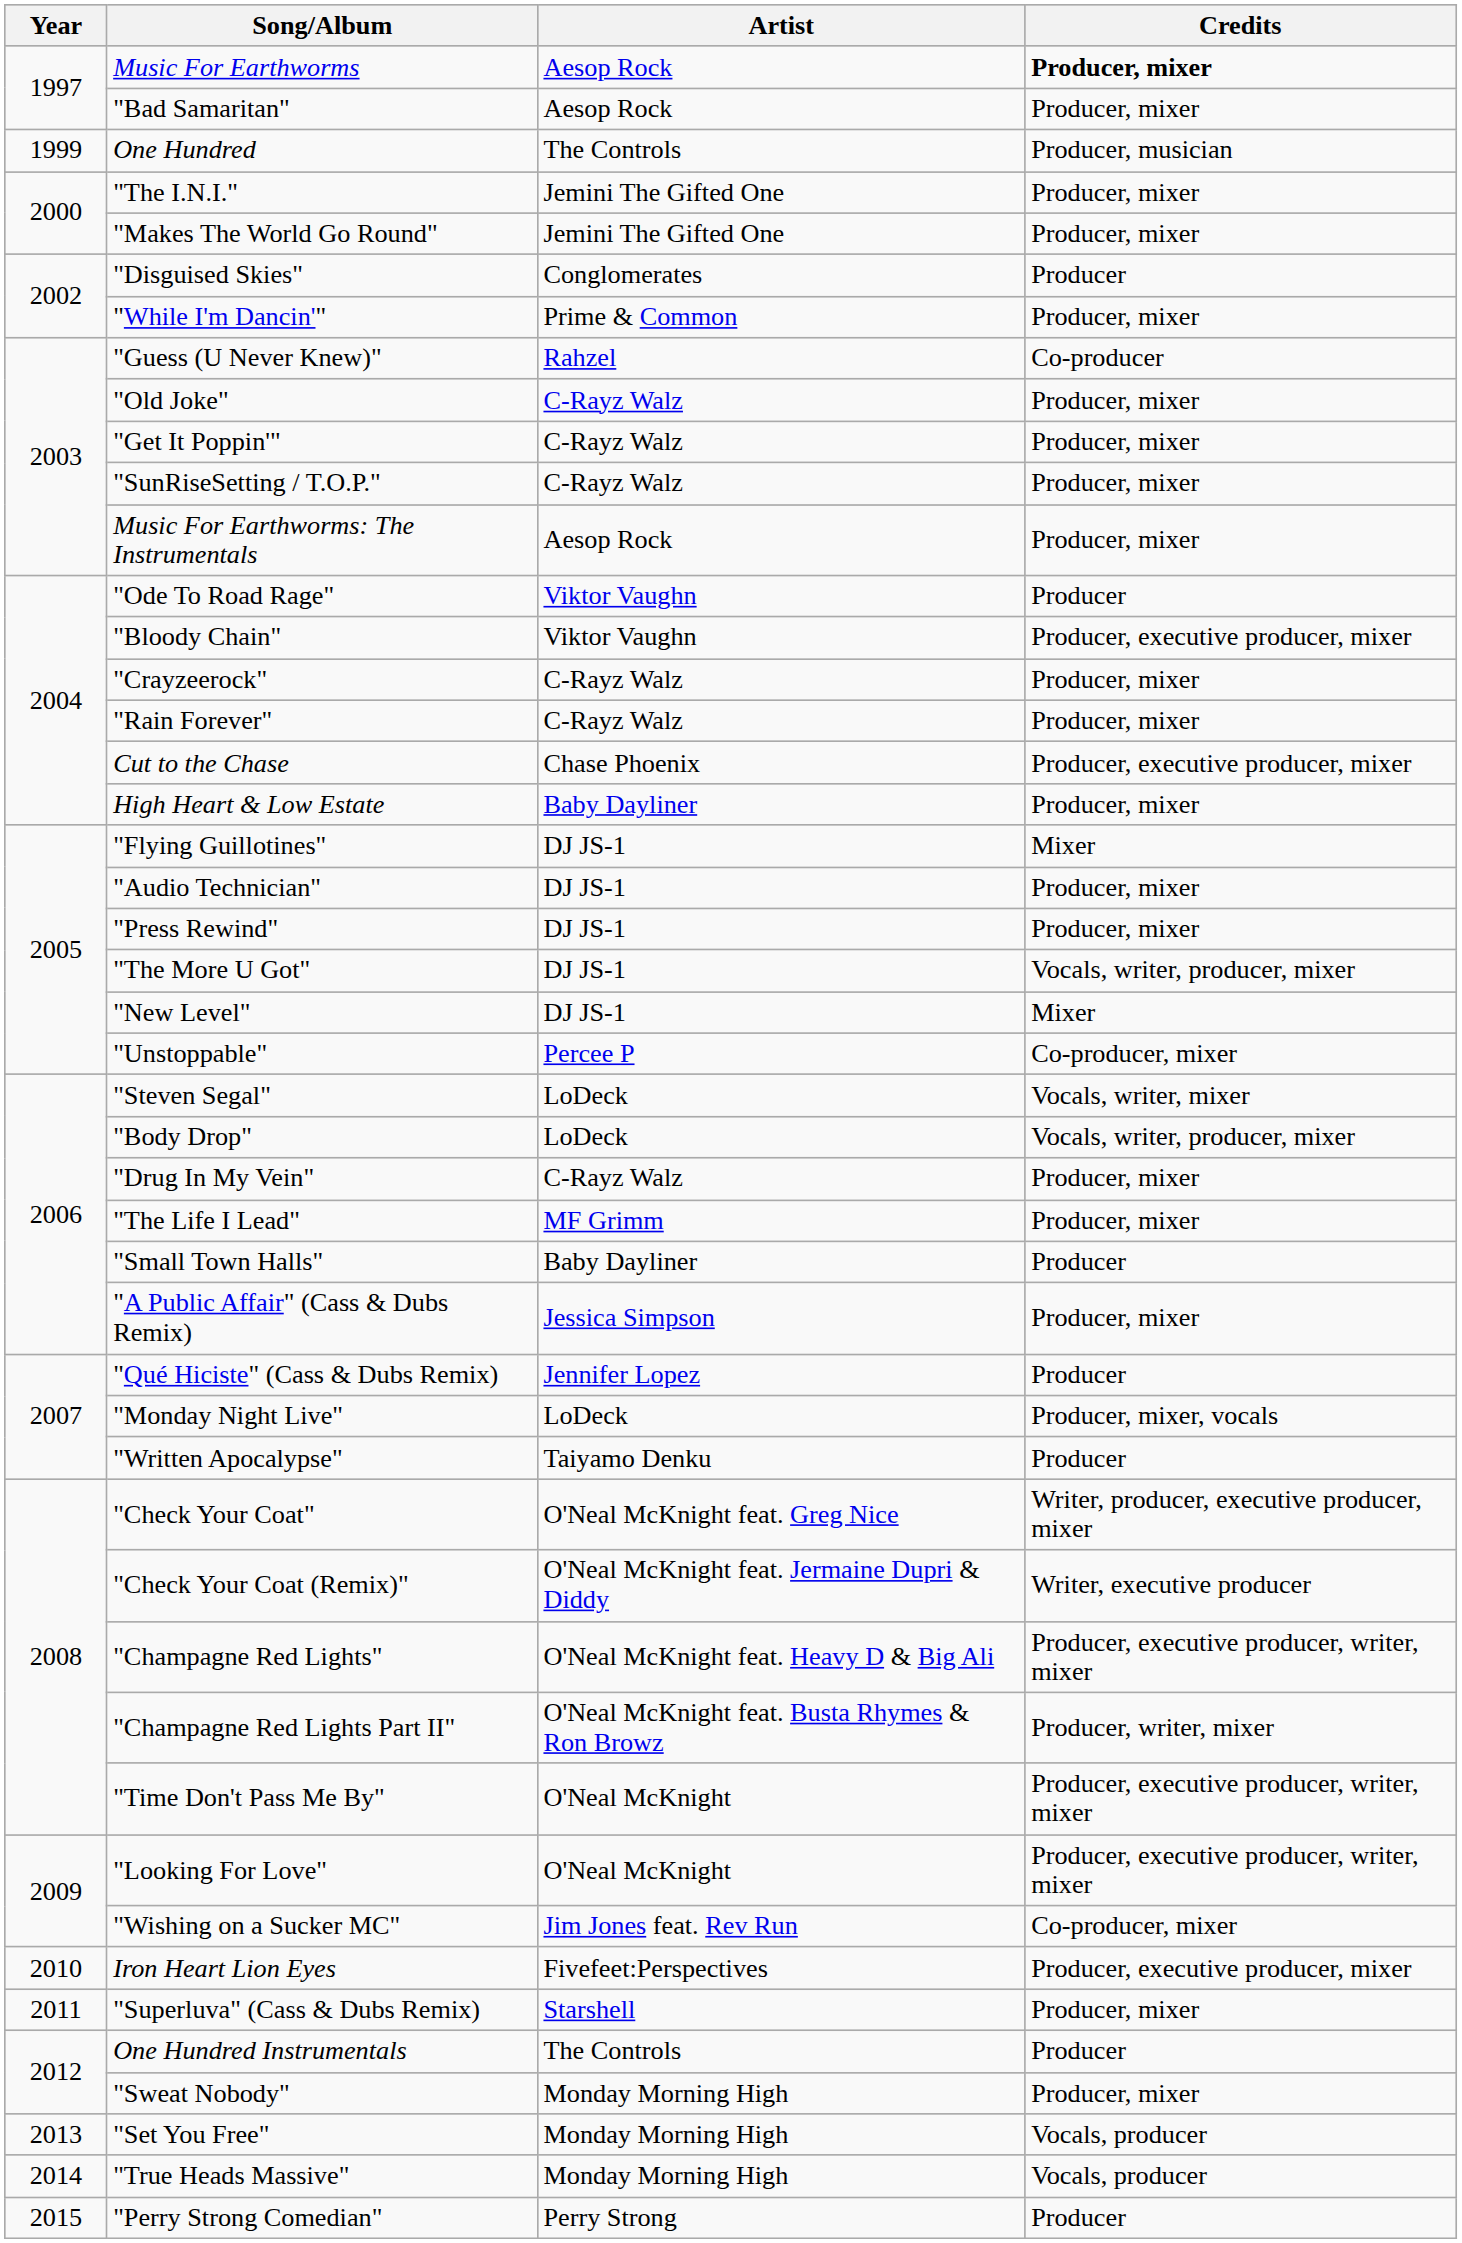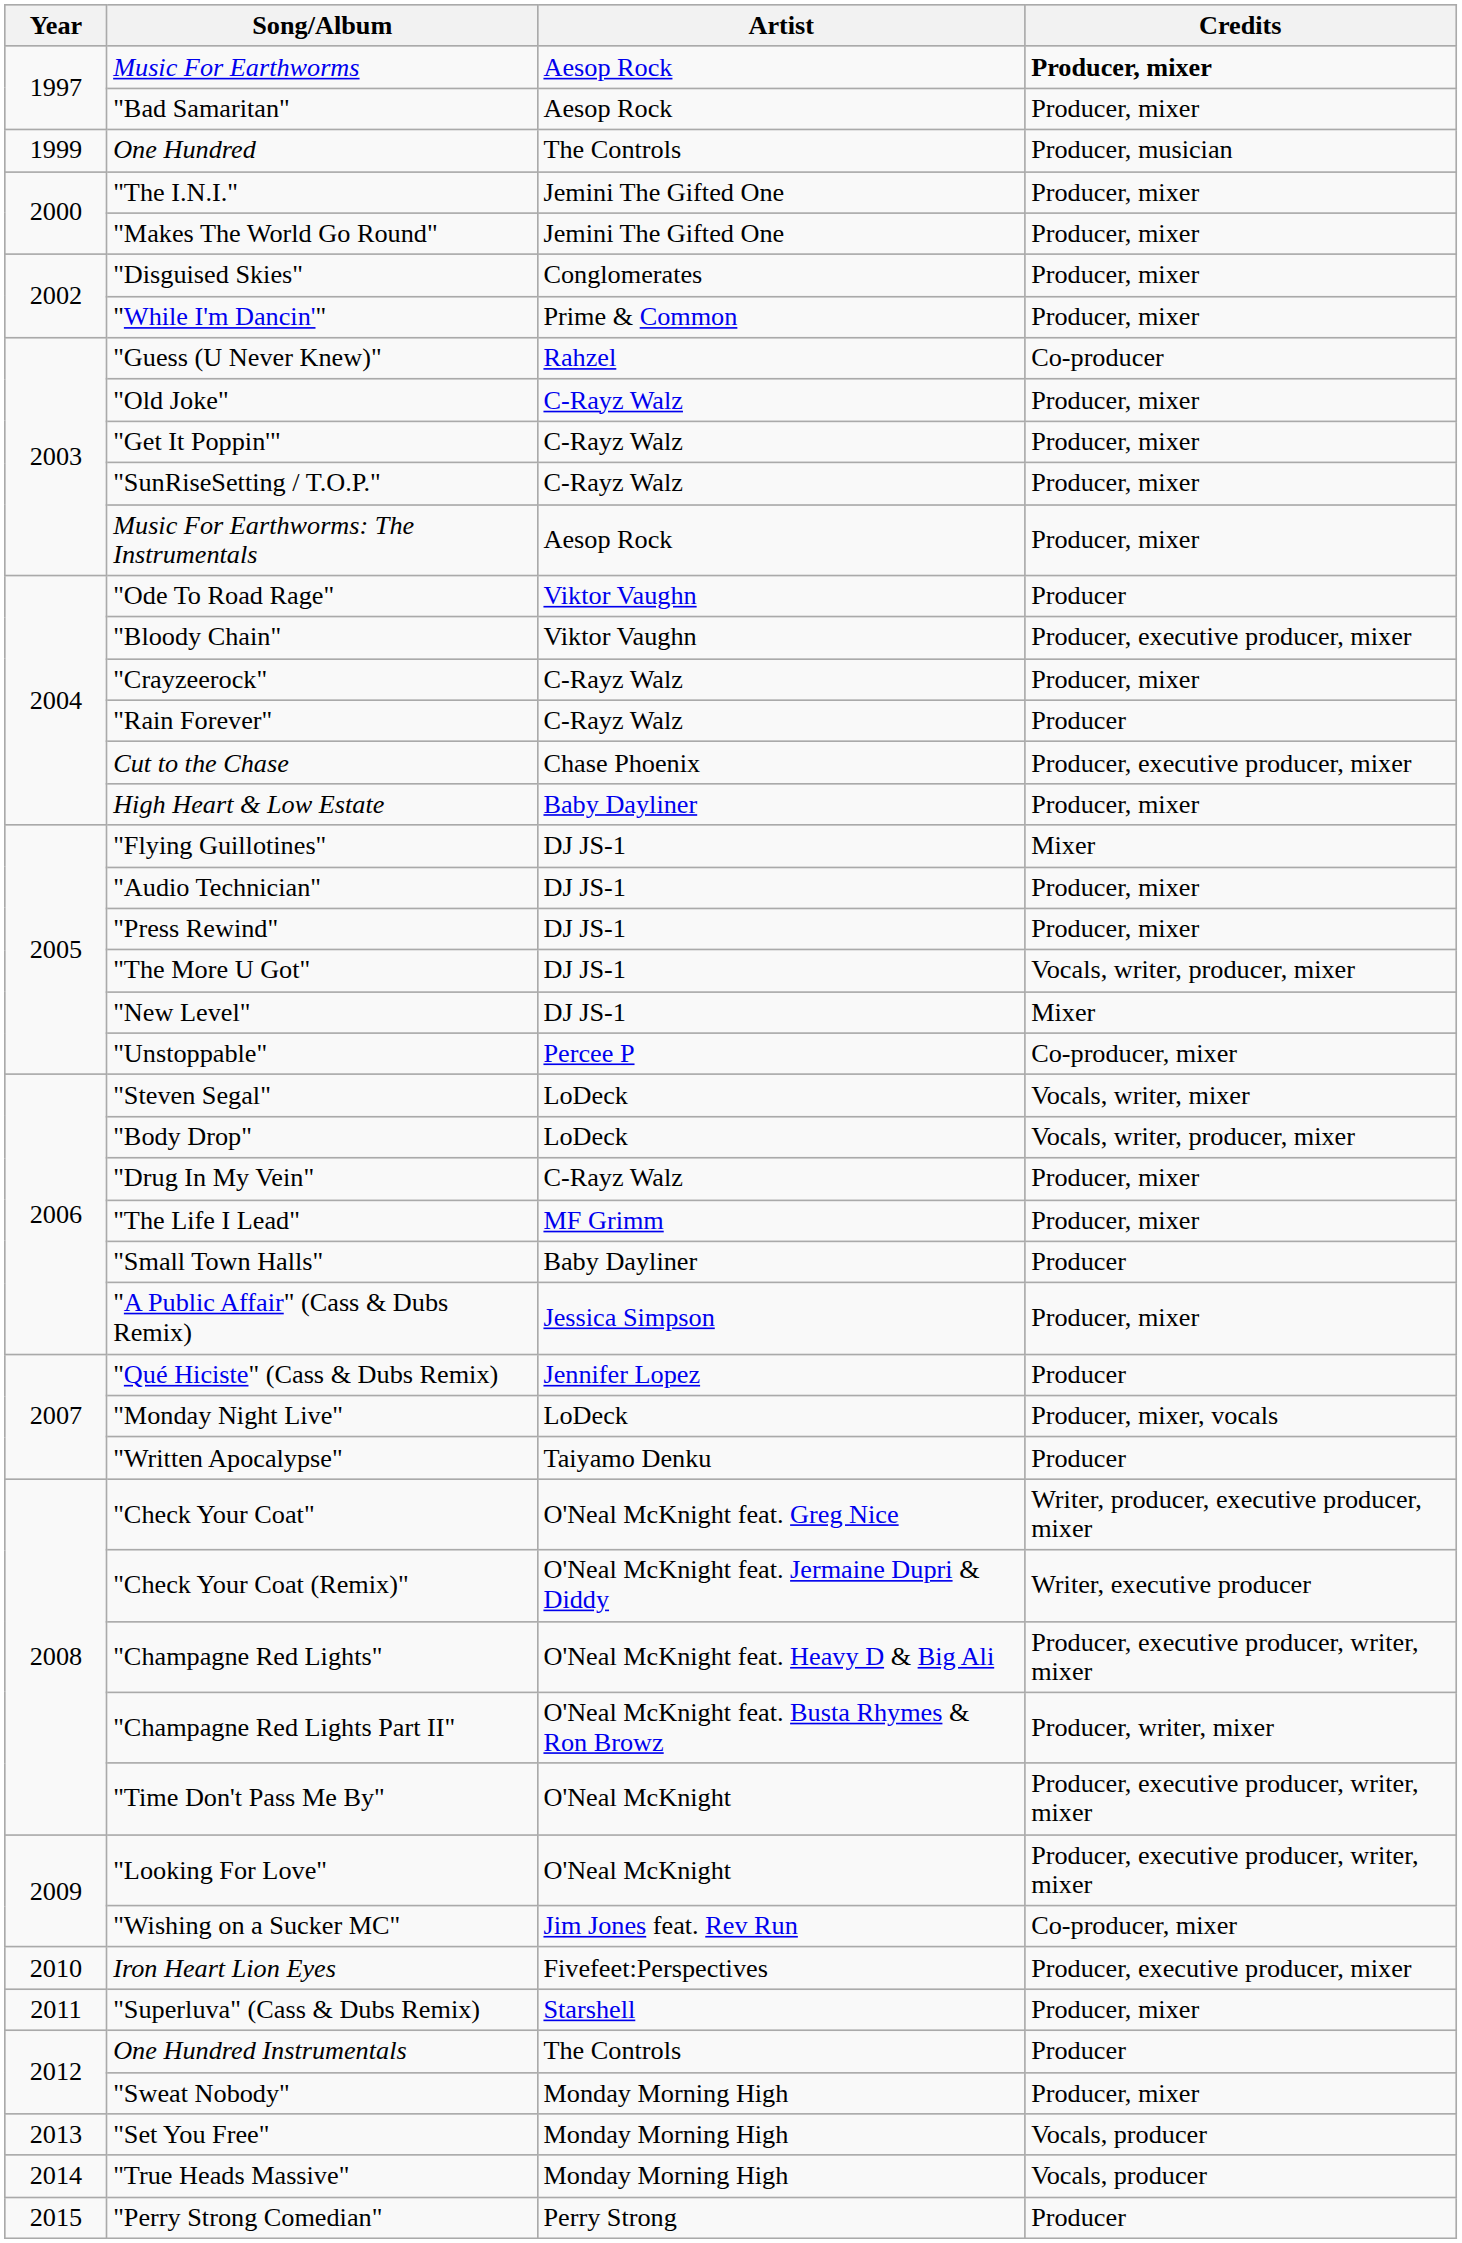(1079, 274) Producer -> (1115, 274) Producer, mixer
(1115, 720) Producer, mixer -> (1079, 720) Producer
